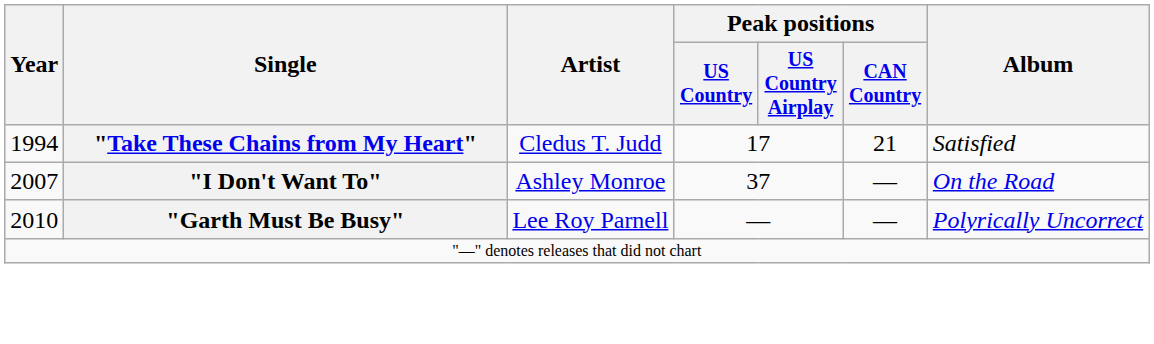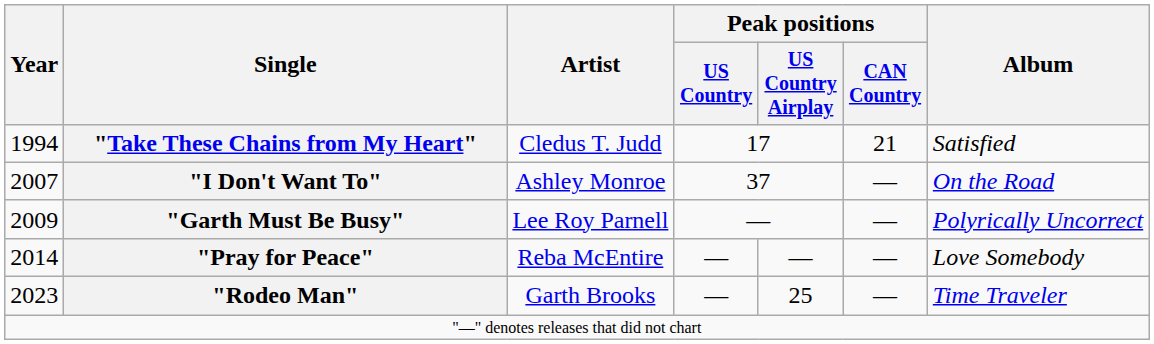(34, 219) 2010 -> (34, 219) 2009
+ row: (285, 257)
+ row: (285, 295)
